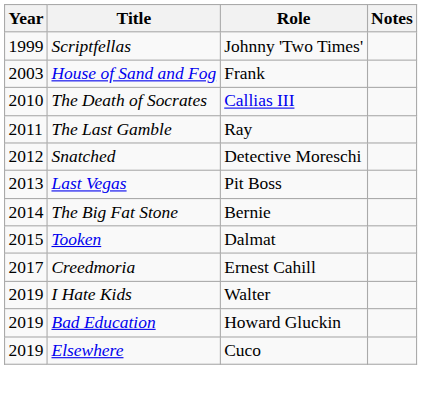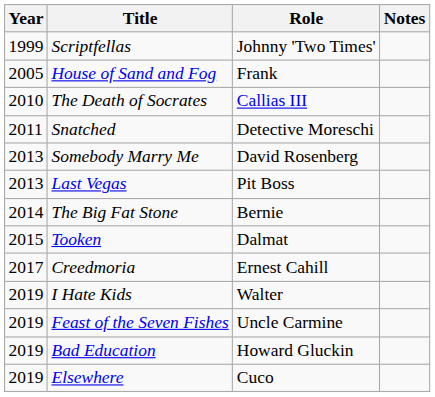(26, 73) 2003 -> (26, 73) 2005
- row: (112, 128)
(26, 156) 2012 -> (26, 128) 2011
+ row: (125, 156)
+ row: (140, 322)
